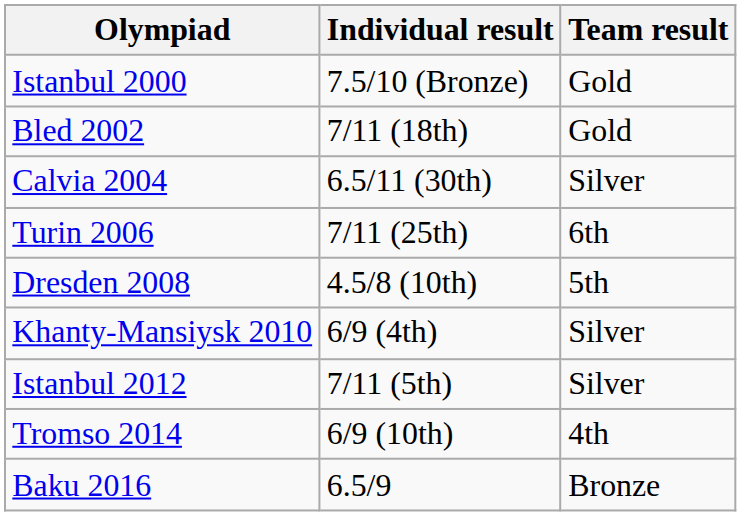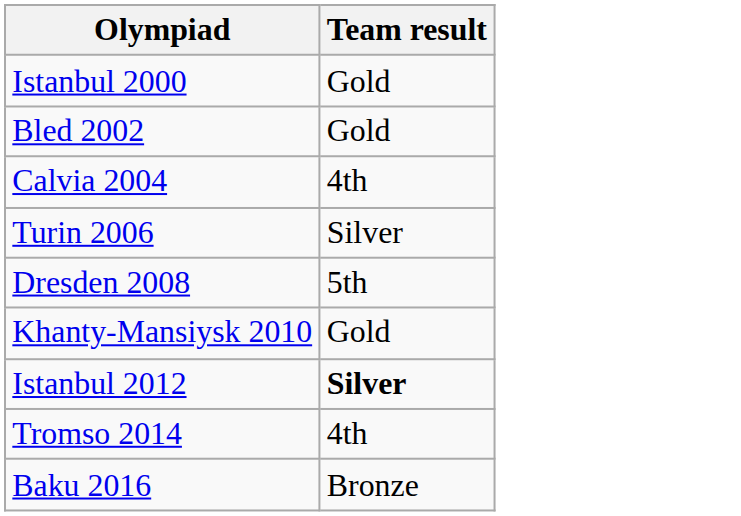- column: (440, 29)
(606, 181) Silver -> (347, 181) 4th
(589, 231) 6th -> (365, 231) Silver
(606, 332) Silver -> (359, 332) Gold
(606, 383) normal -> (367, 383) bold
